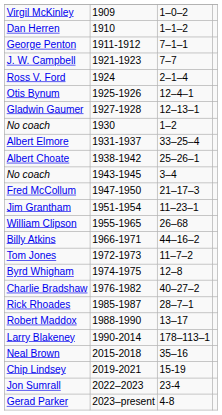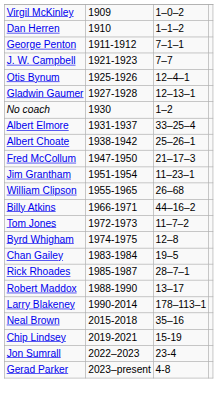- row: (36, 77)
- row: (28, 175)
- row: (47, 288)
+ row: (35, 256)
